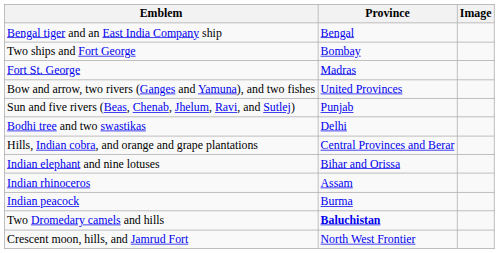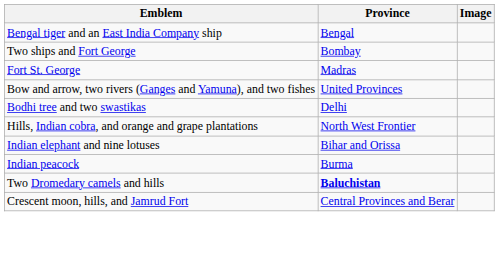- row: (151, 107)
(387, 145) Central Provinces and Berar -> (368, 126) North West Frontier
- row: (49, 182)
(368, 239) North West Frontier -> (387, 201) Central Provinces and Berar
